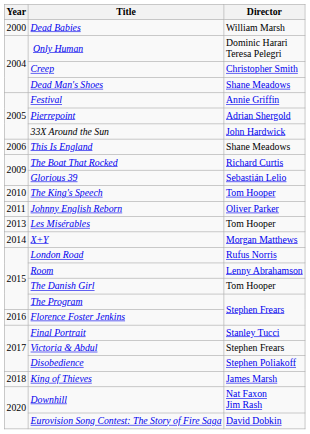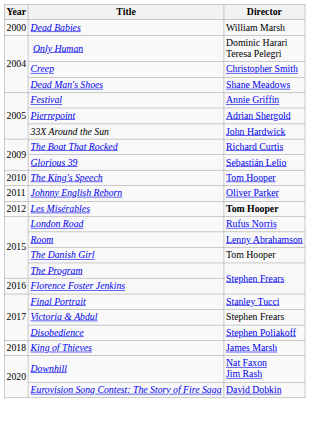- row: (61, 147)
(16, 224) 2013 -> (16, 208) 2012
(251, 224) normal -> (252, 208) bold
- row: (40, 239)
